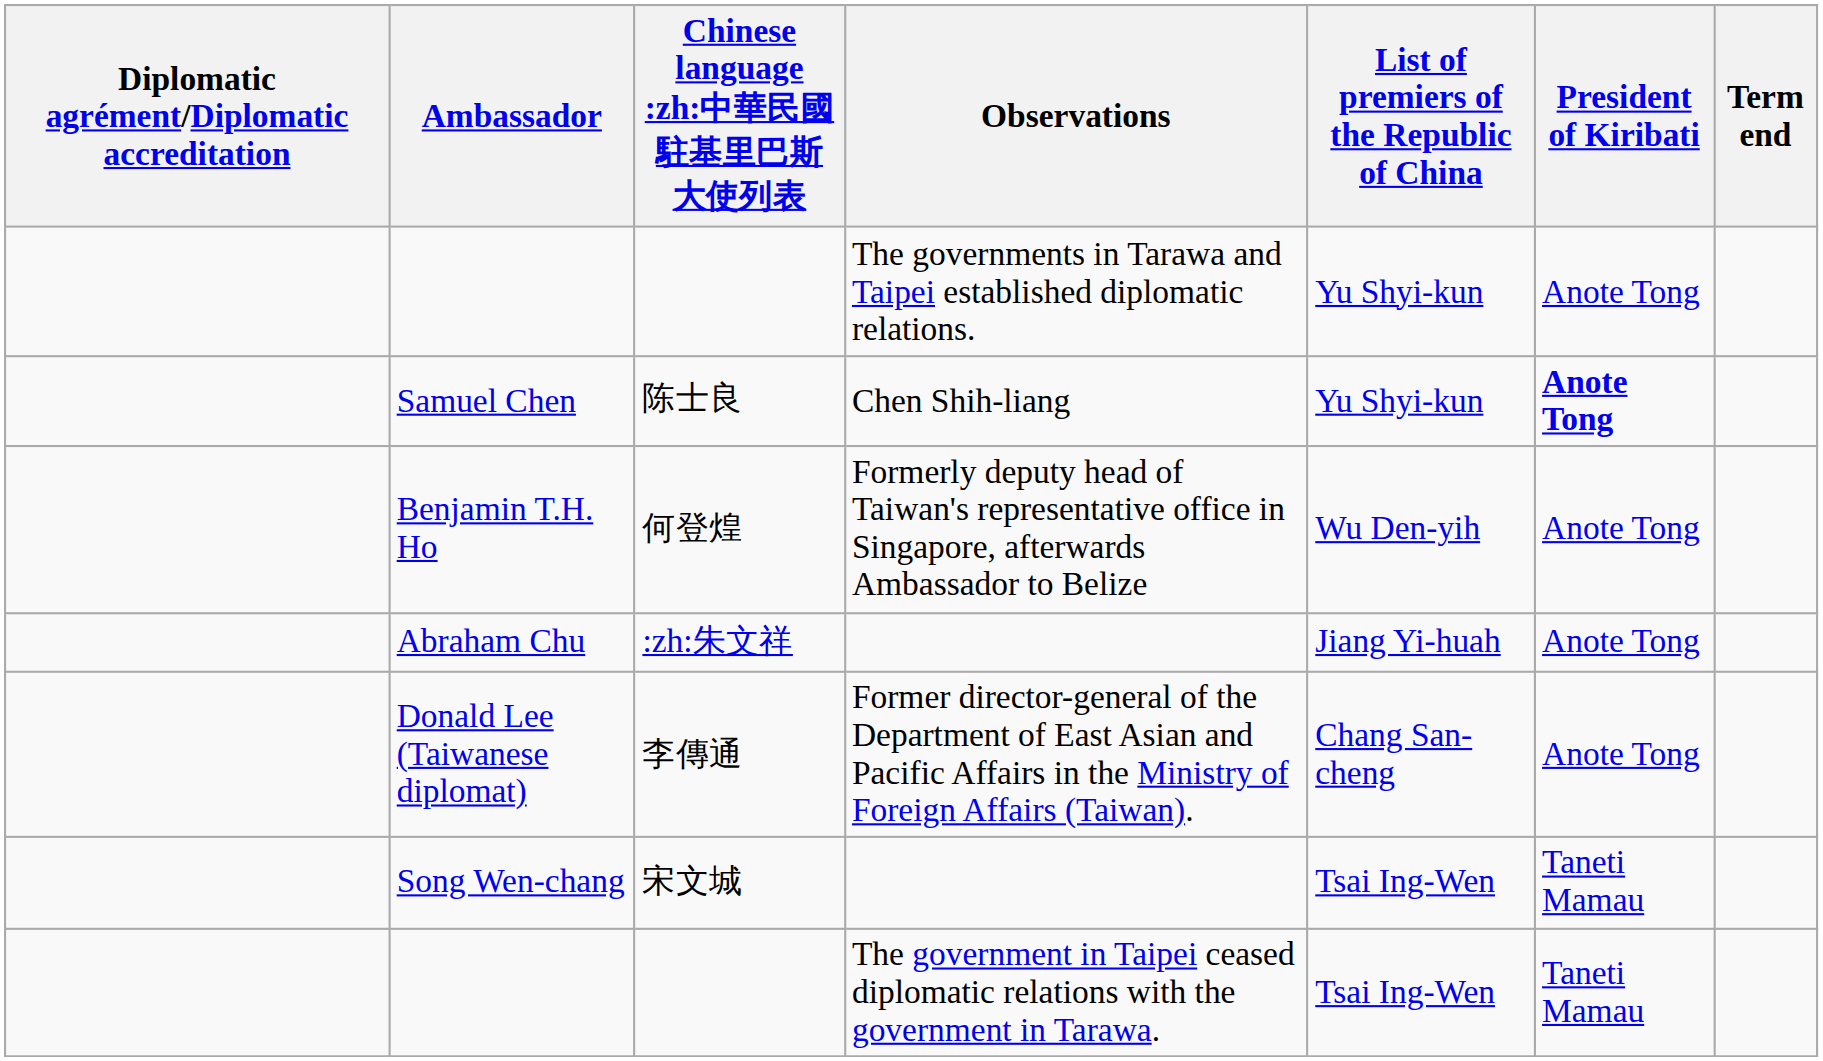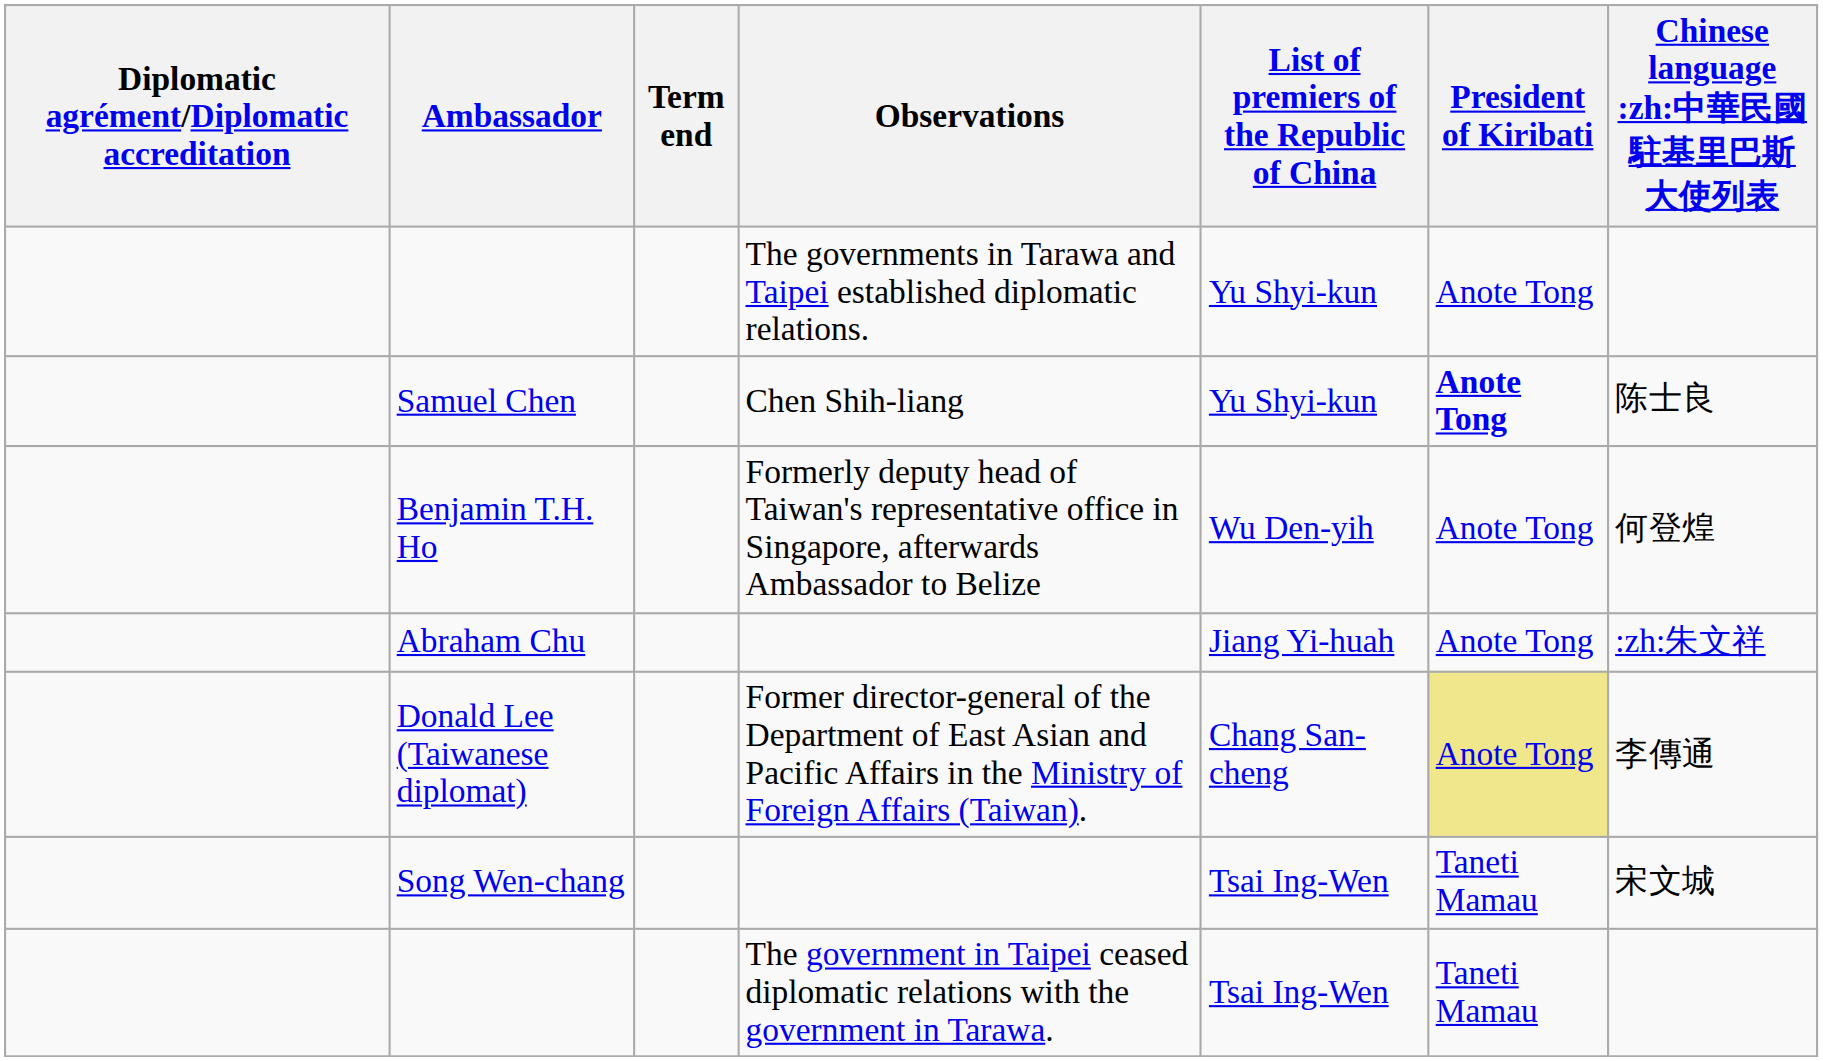columns swapped: (739, 113) <-> (1765, 115)
(1621, 753) no background -> (1515, 753) khaki background
